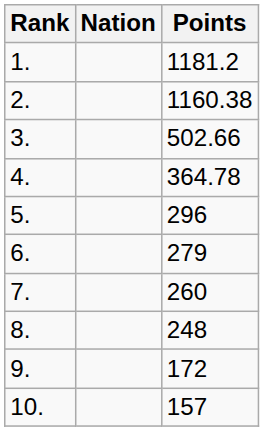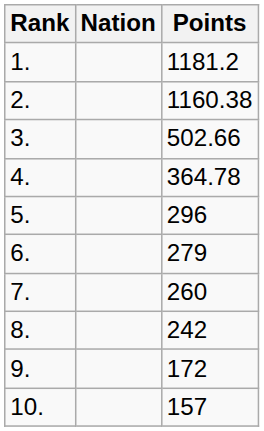(187, 330) 248 -> (187, 330) 242
